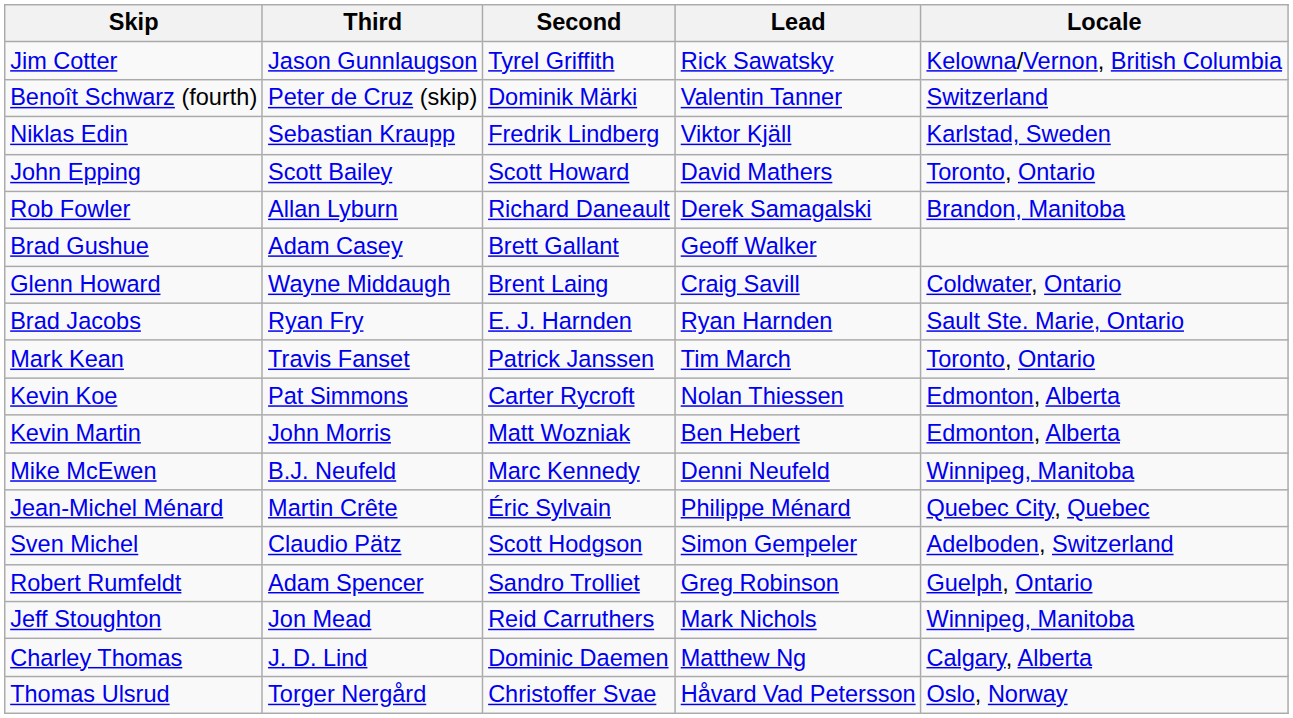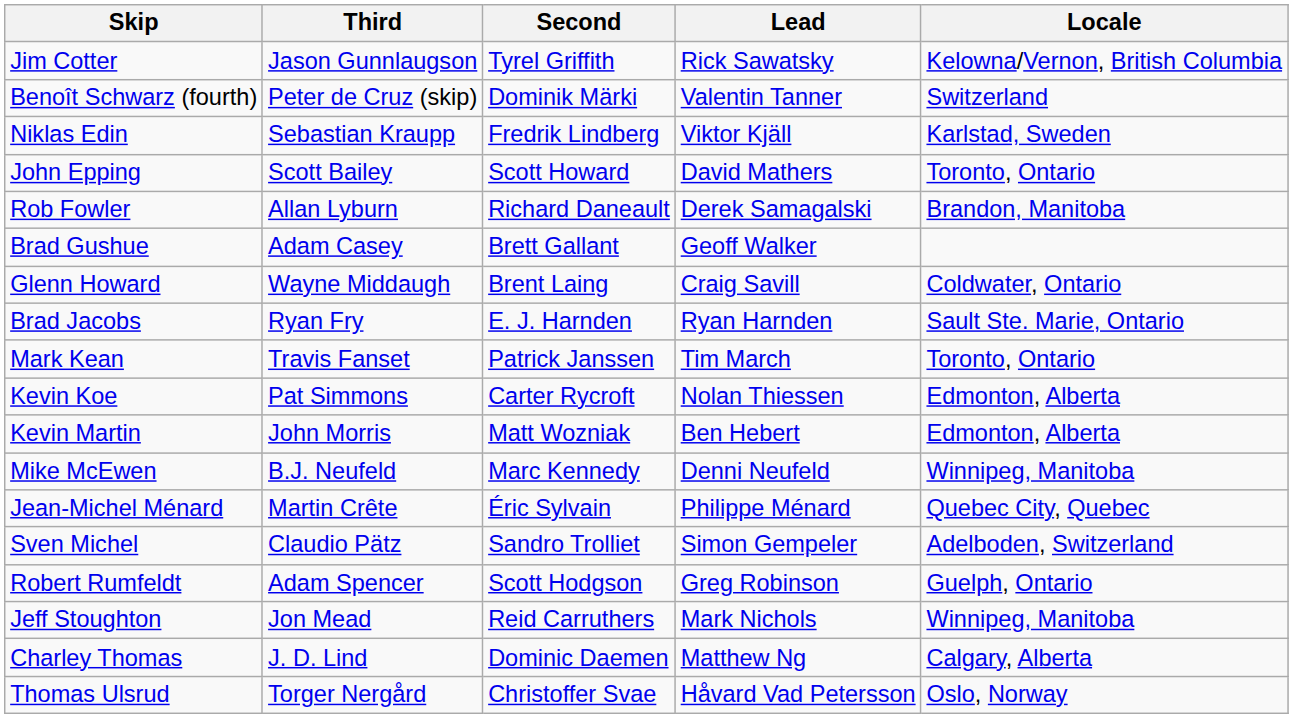(565, 545) Scott Hodgson -> (564, 545) Sandro Trolliet
(564, 582) Sandro Trolliet -> (565, 582) Scott Hodgson
